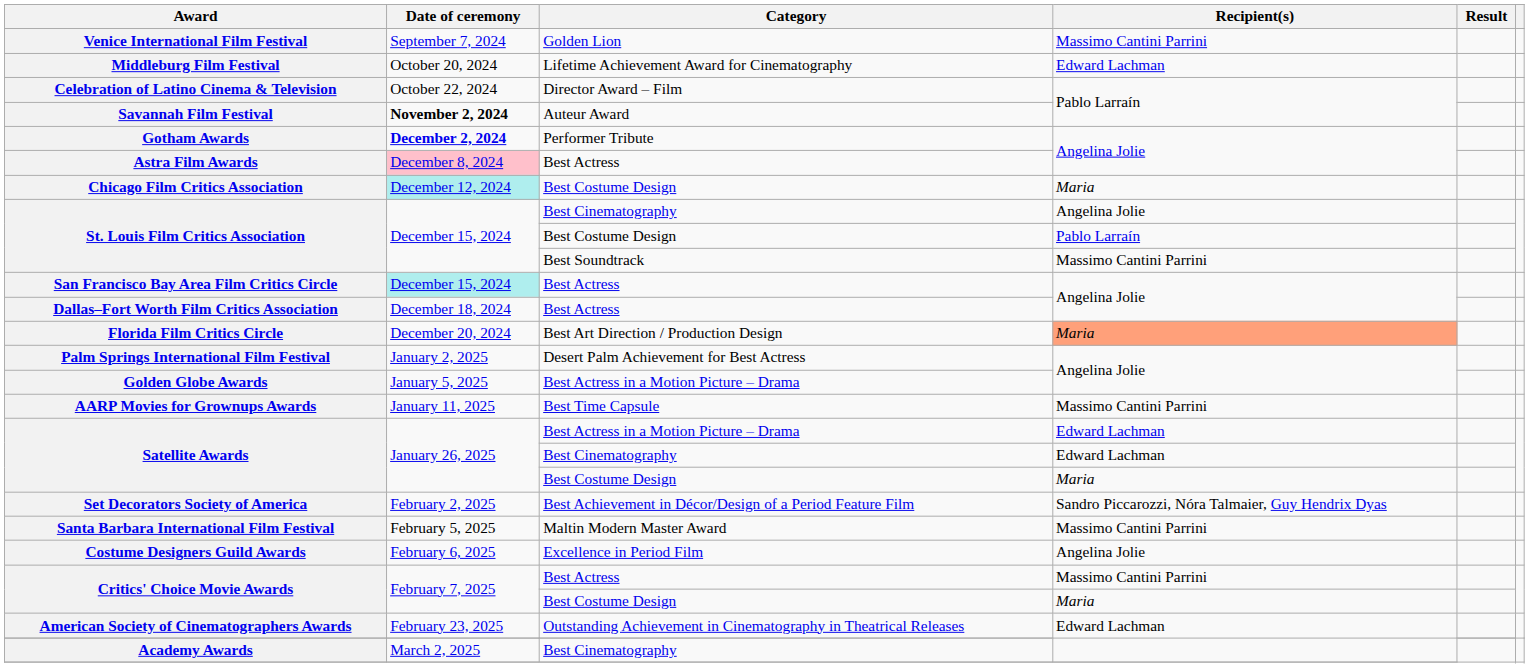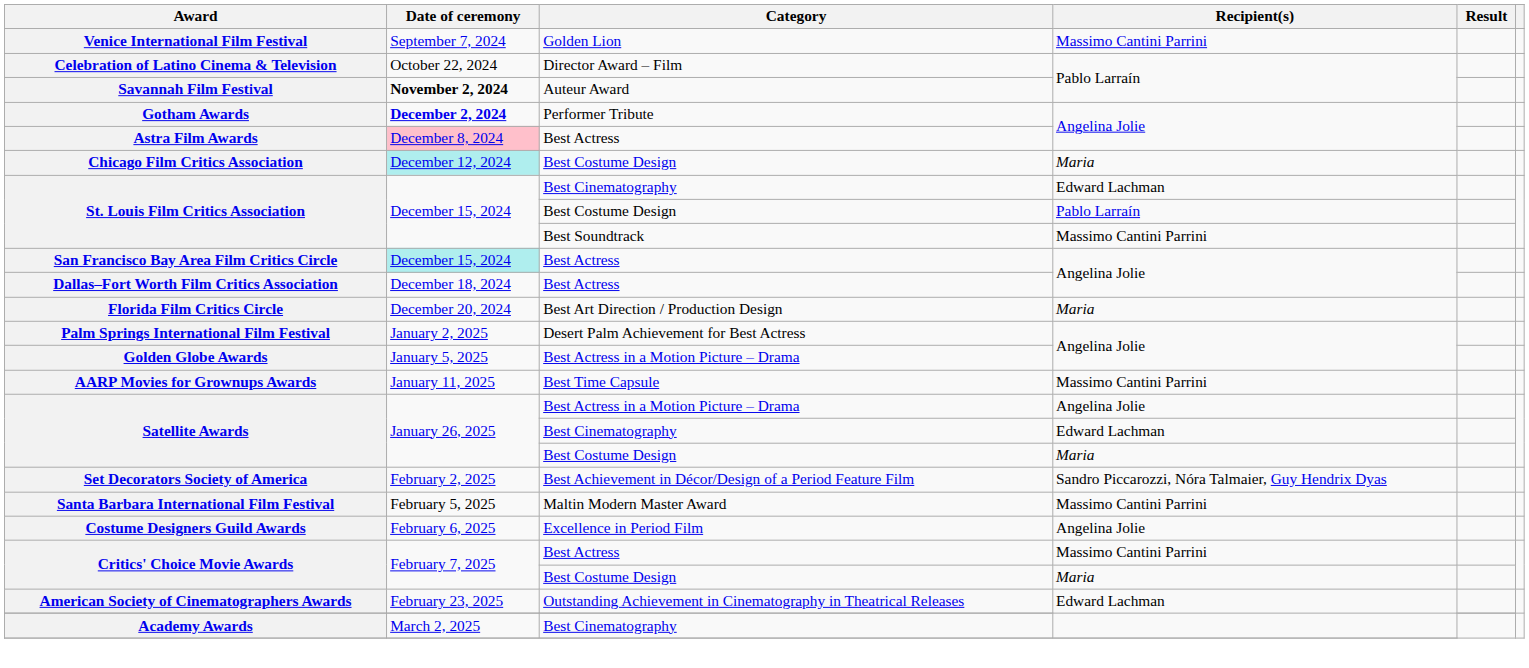- row: (196, 65)
(1101, 211) Angelina Jolie -> (1110, 187) Edward Lachman
(1075, 333) lightsalmon background -> (1075, 308) no background
(1110, 430) Edward Lachman -> (1101, 406) Angelina Jolie
